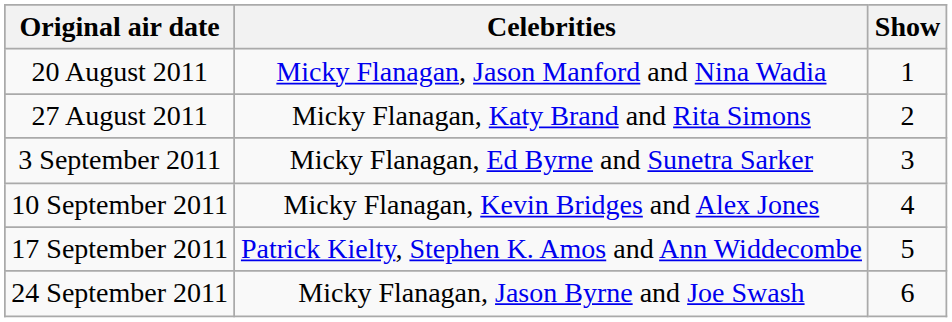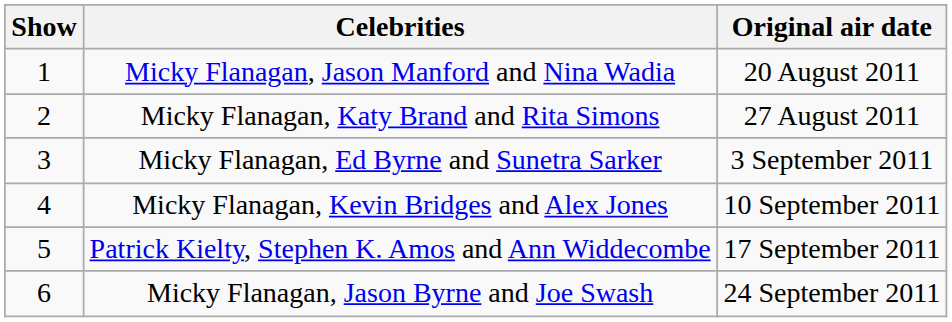columns swapped: (908, 26) <-> (120, 26)
